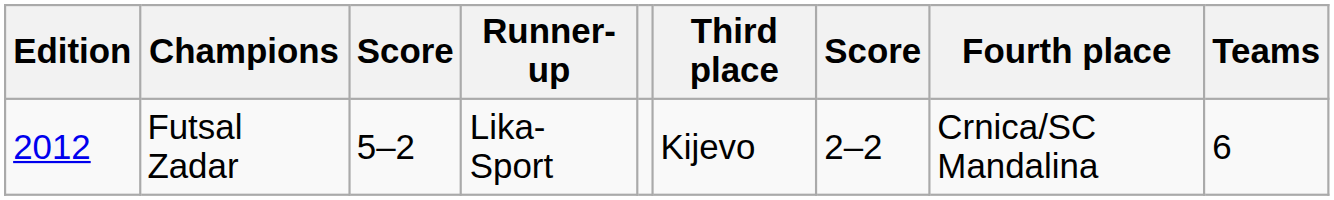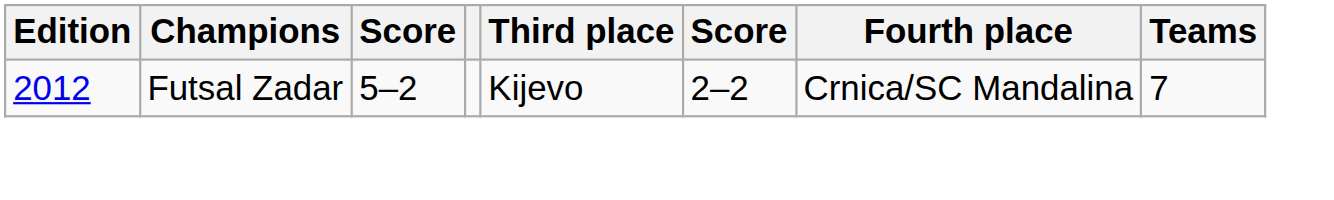- column: (549, 51)
(1222, 146) 6 -> (1159, 87) 7
